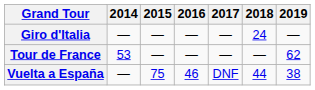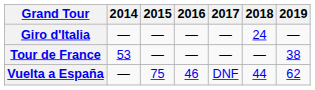(293, 54) 62 -> (293, 54) 38
(293, 74) 38 -> (293, 74) 62
